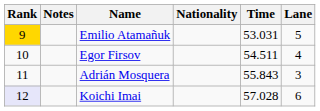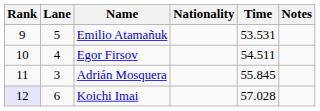columns swapped: (298, 14) <-> (58, 14)
(22, 34) gold background -> (22, 34) no background
(261, 34) 53.031 -> (258, 34) 53.531
(261, 75) 55.843 -> (258, 75) 55.845
